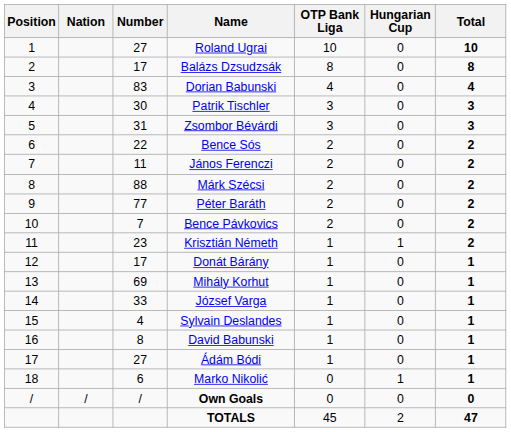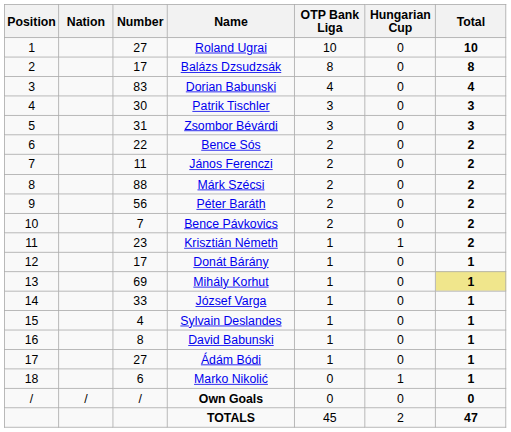(140, 204) 77 -> (140, 204) 56
(471, 281) no background -> (471, 281) khaki background
